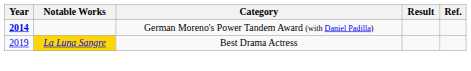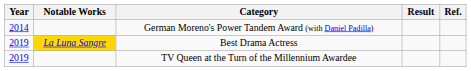(19, 27) bold -> (19, 27) normal
+ row: (259, 58)
